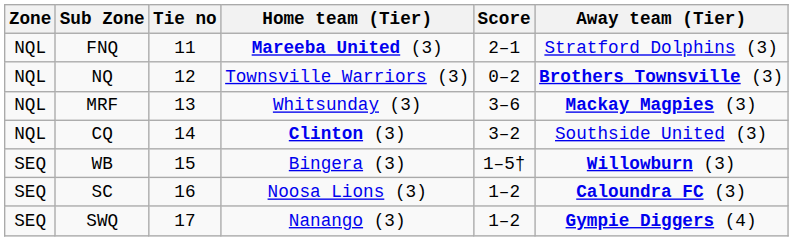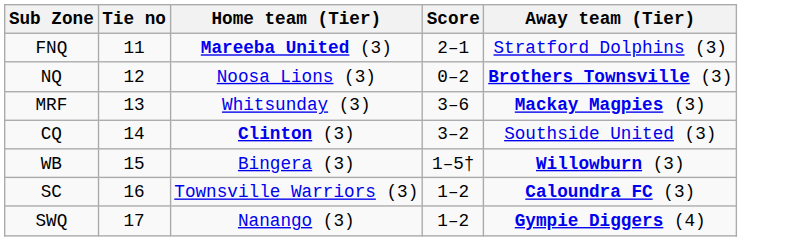- column: (30, 19)
(347, 77) Townsville Warriors (3) -> (296, 77) Noosa Lions (3)
(347, 192) Noosa Lions (3) -> (296, 192) Townsville Warriors (3)
